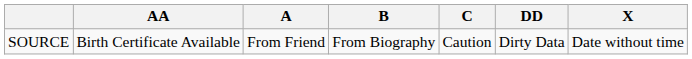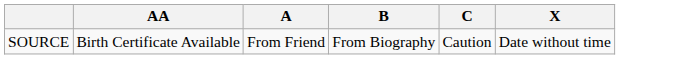- column: (532, 16)
